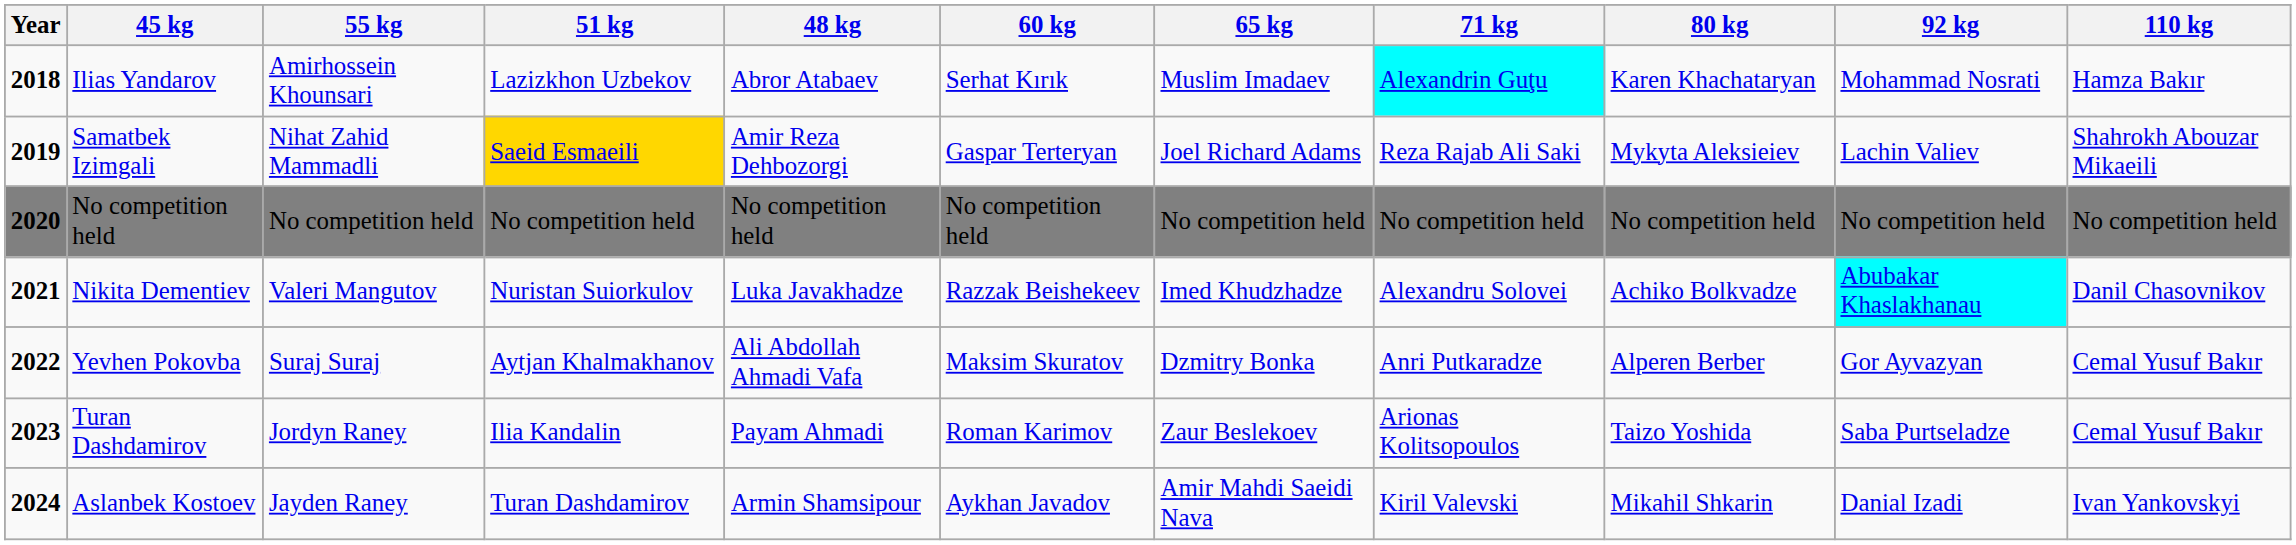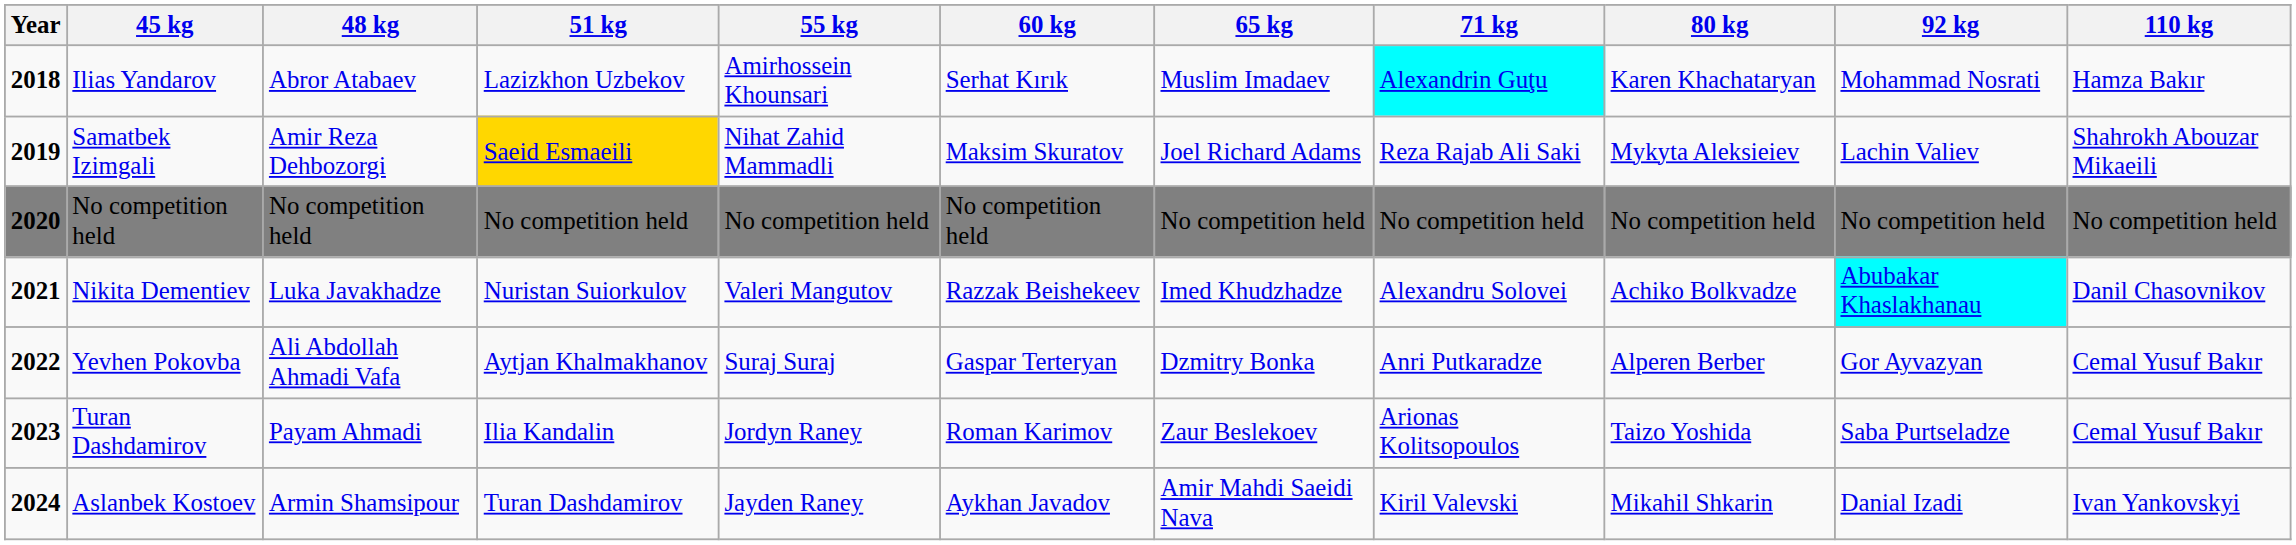columns swapped: (832, 24) <-> (374, 24)
(1031, 150) Gaspar Terteryan -> (1035, 150) Maksim Skuratov
(1035, 361) Maksim Skuratov -> (1031, 361) Gaspar Terteryan
